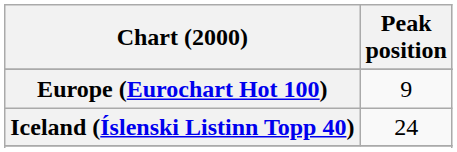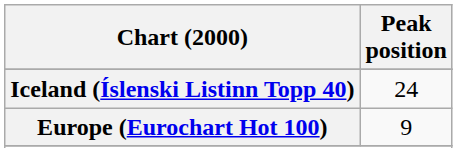rows swapped: (182, 88) <-> (182, 126)
